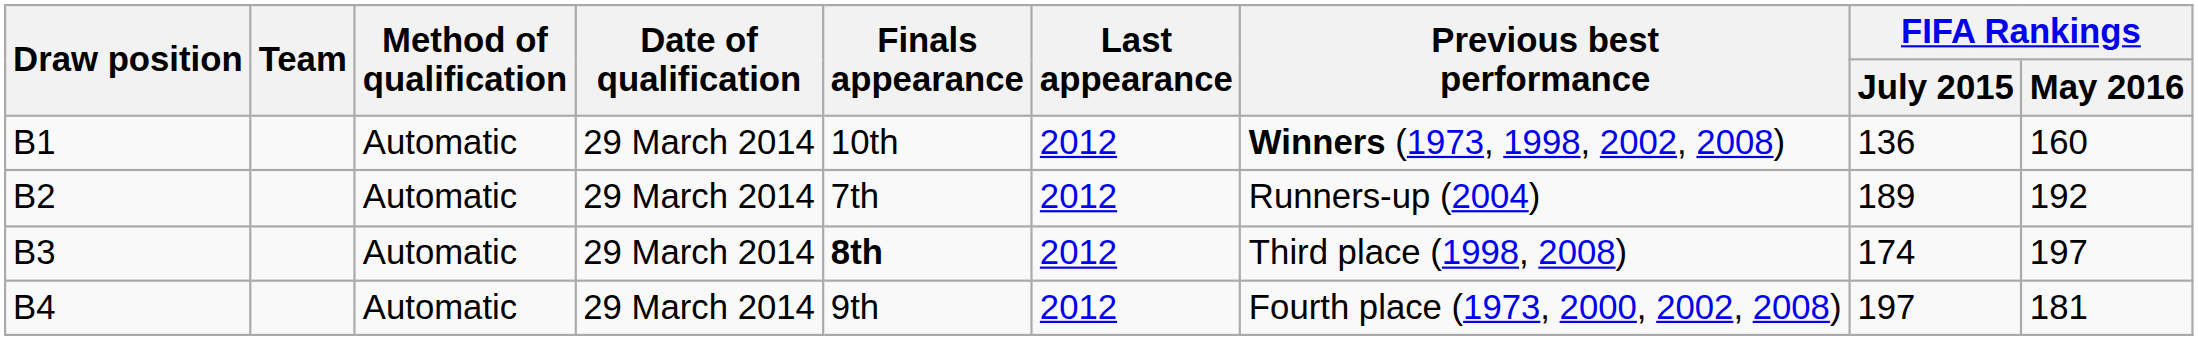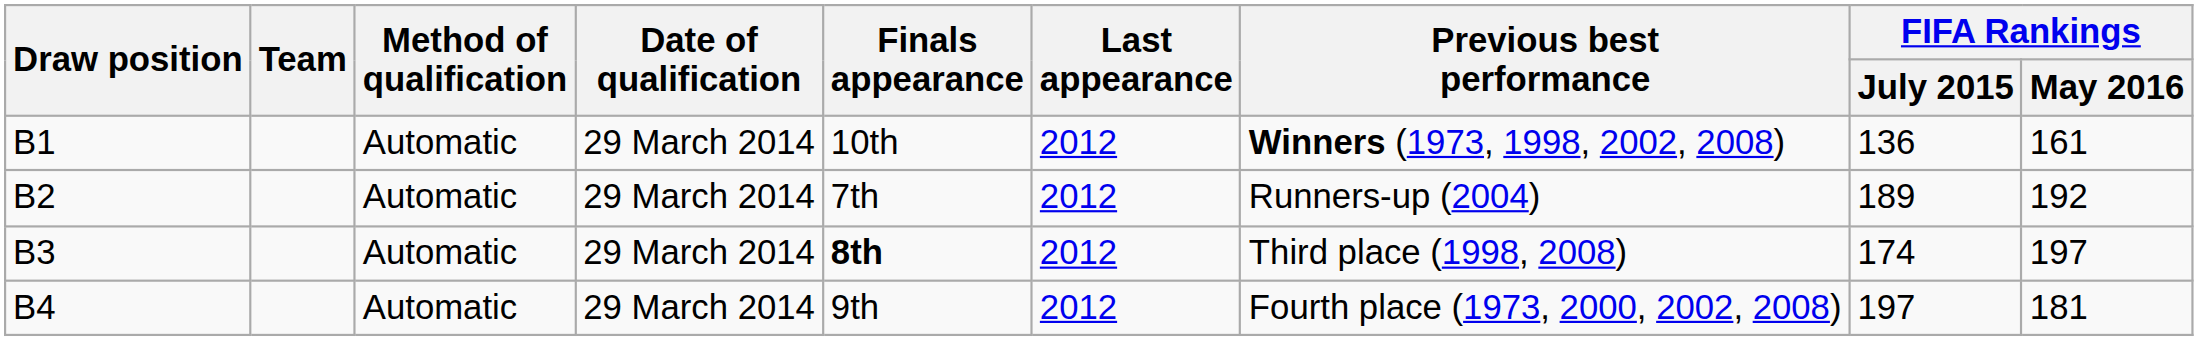(2059, 142) 160 -> (2059, 142) 161
